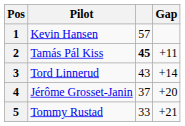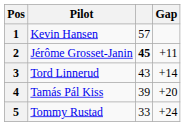(67, 53) Tamás Pál Kiss -> (82, 53) Jérôme Grosset-Janin
(82, 92) Jérôme Grosset-Janin -> (67, 92) Tamás Pál Kiss
(144, 92) 37 -> (144, 92) 39
(168, 112) +21 -> (168, 112) +24
